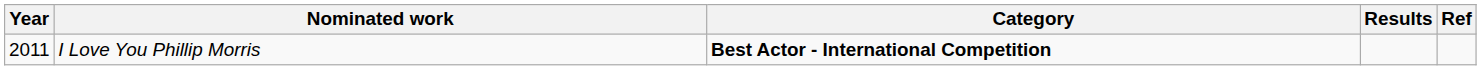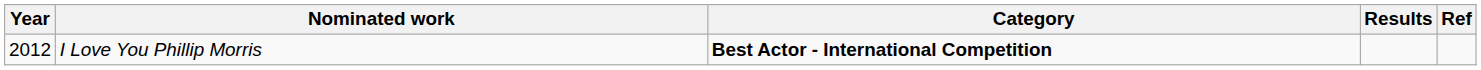(29, 49) 2011 -> (30, 49) 2012
